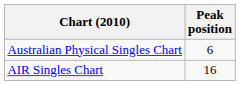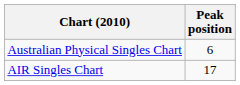(210, 70) 16 -> (210, 70) 17
